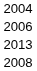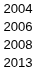rows swapped: (18, 63) <-> (18, 45)
